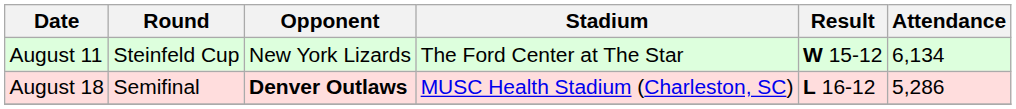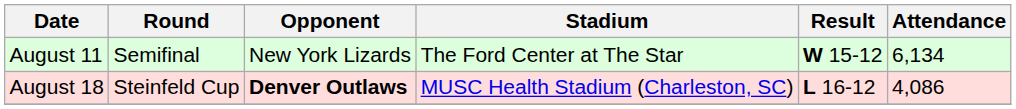(176, 54) Steinfeld Cup -> (157, 54) Semifinal
(157, 87) Semifinal -> (176, 87) Steinfeld Cup
(918, 87) 5,286 -> (918, 87) 4,086
